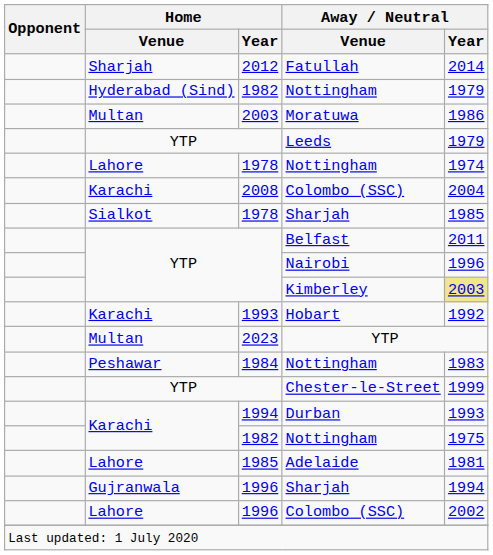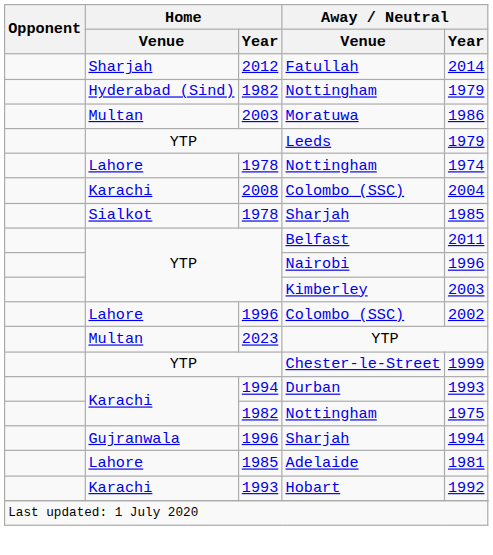(466, 290) khaki background -> (466, 290) no background
rows swapped: (116, 513) <-> (120, 314)
- row: (125, 364)
rows swapped: (134, 488) <-> (116, 463)
